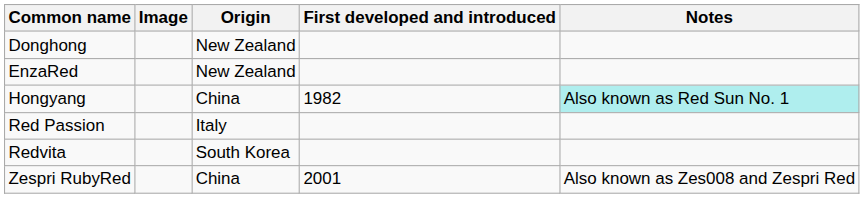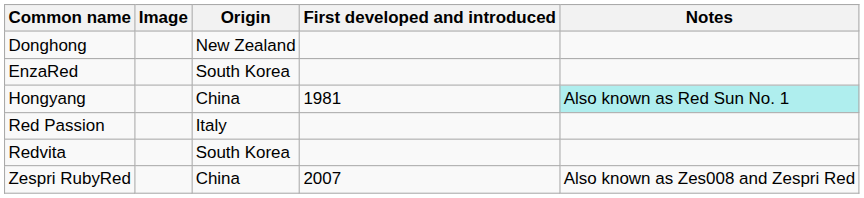(246, 71) New Zealand -> (243, 71) South Korea
(322, 98) 1982 -> (322, 98) 1981
(322, 179) 2001 -> (322, 179) 2007
